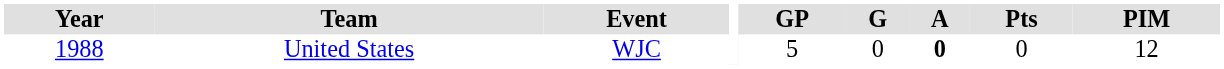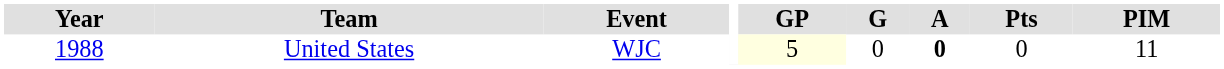(792, 49) no background -> (792, 49) lightyellow background
(1147, 49) 12 -> (1147, 49) 11
